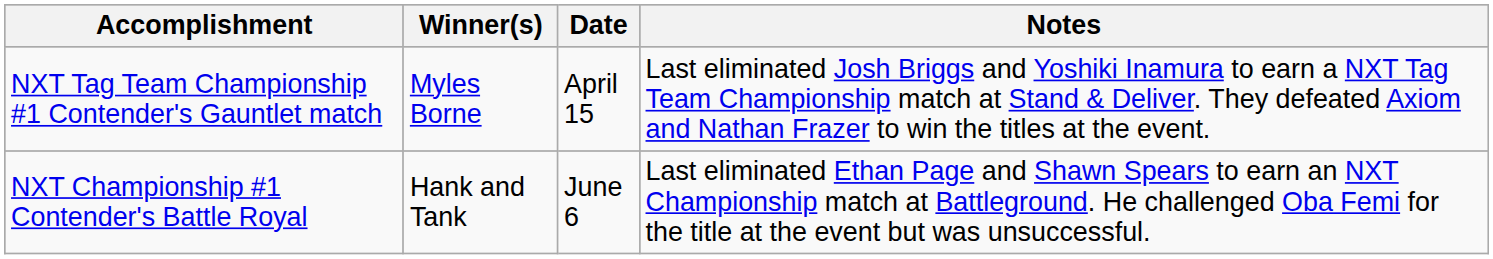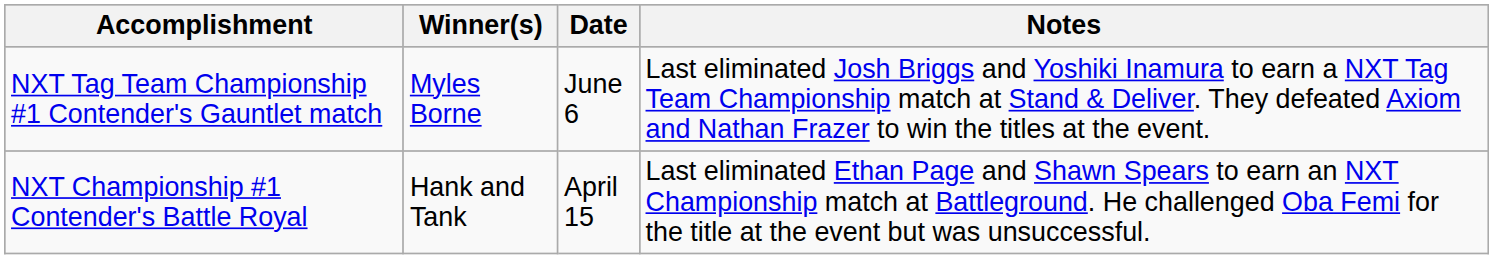(591, 98) April 15 -> (593, 98) June 6
(593, 201) June 6 -> (591, 201) April 15
